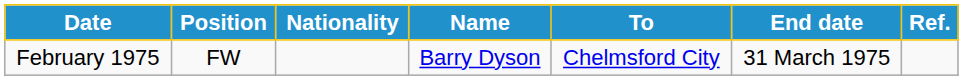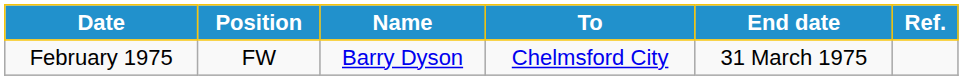- column: (342, 23)
